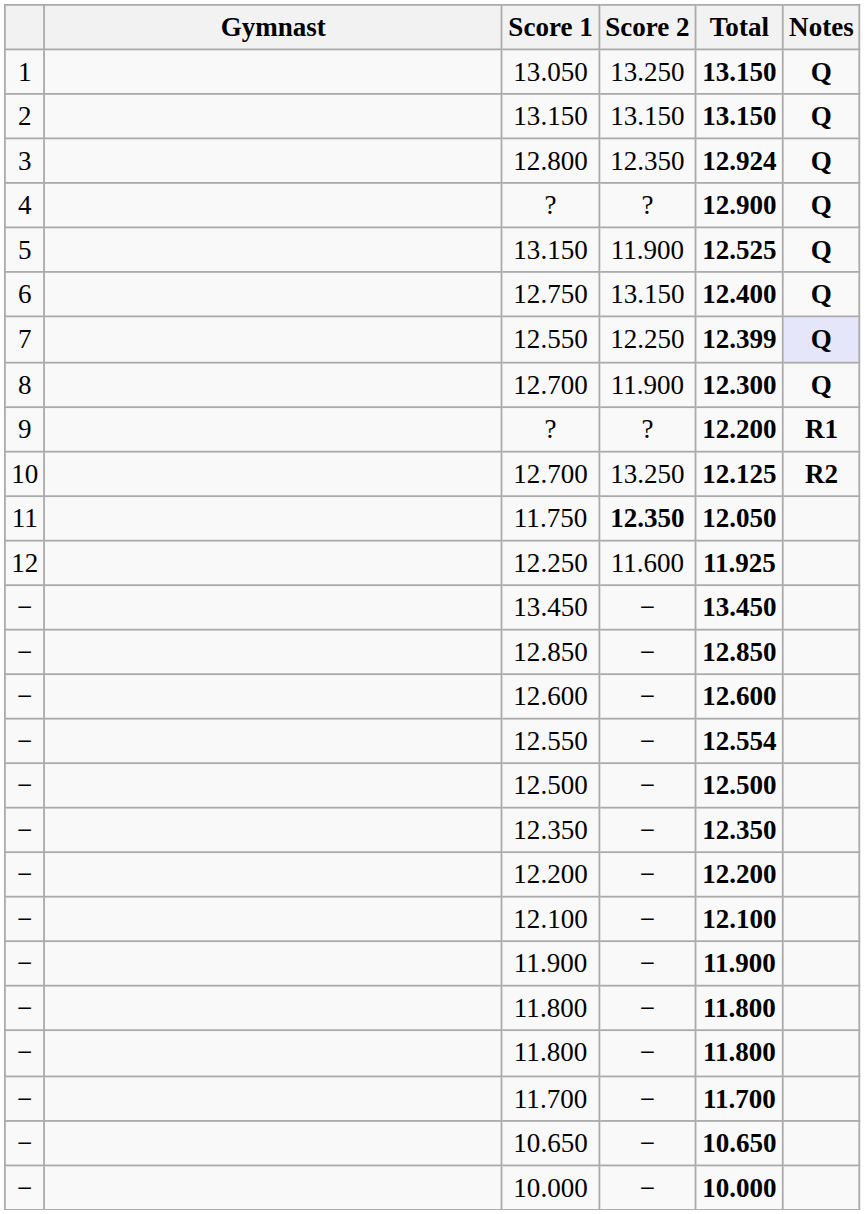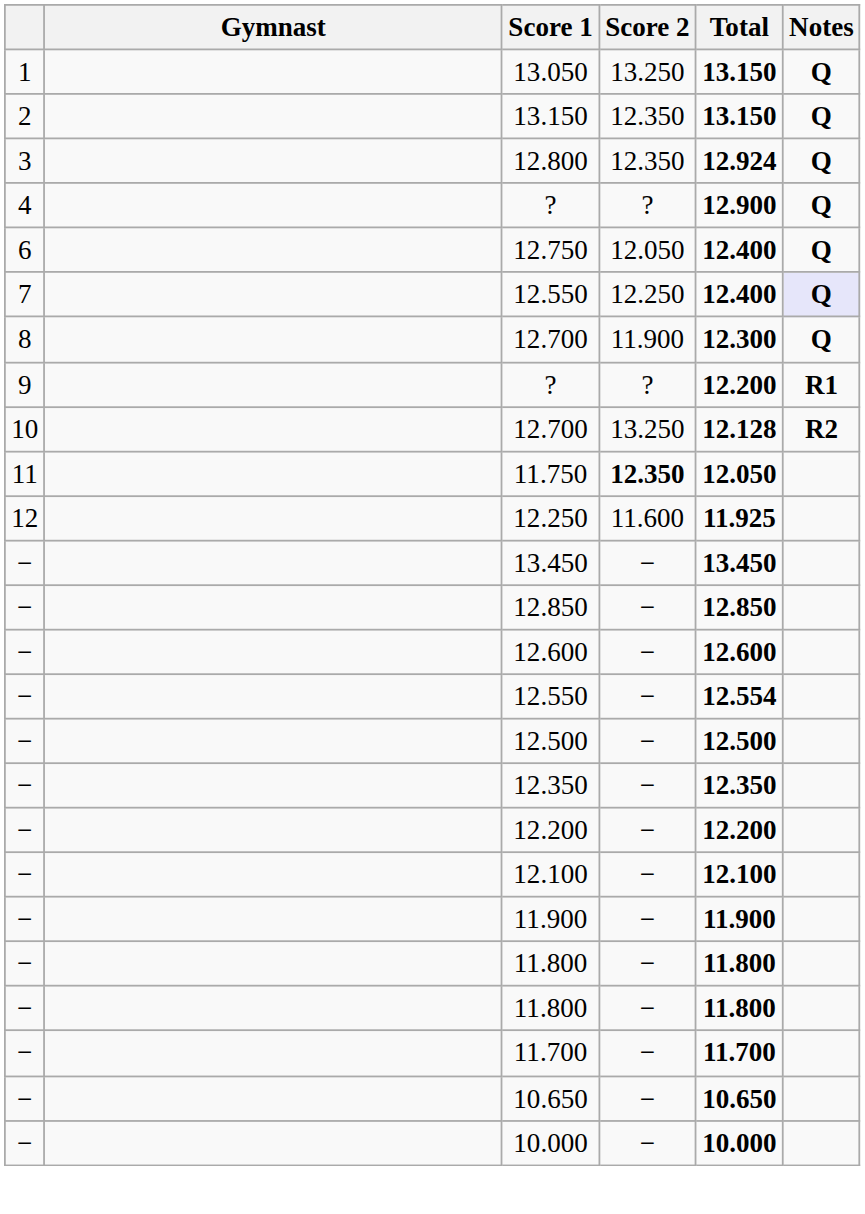(647, 116) 13.150 -> (647, 116) 12.350
- row: (25, 250)
(647, 294) 13.150 -> (647, 250) 12.050
(739, 339) 12.399 -> (739, 294) 12.400
(739, 473) 12.125 -> (739, 428) 12.128
